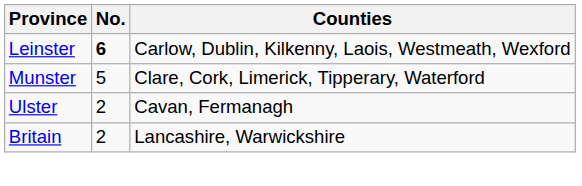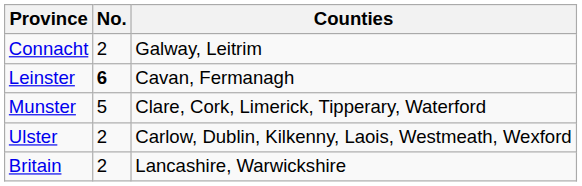+ row: (49, 48)
(352, 48) Carlow, Dublin, Kilkenny, Laois, Westmeath, Wexford -> (215, 78) Cavan, Fermanagh
(214, 107) Cavan, Fermanagh -> (354, 136) Carlow, Dublin, Kilkenny, Laois, Westmeath, Wexford
